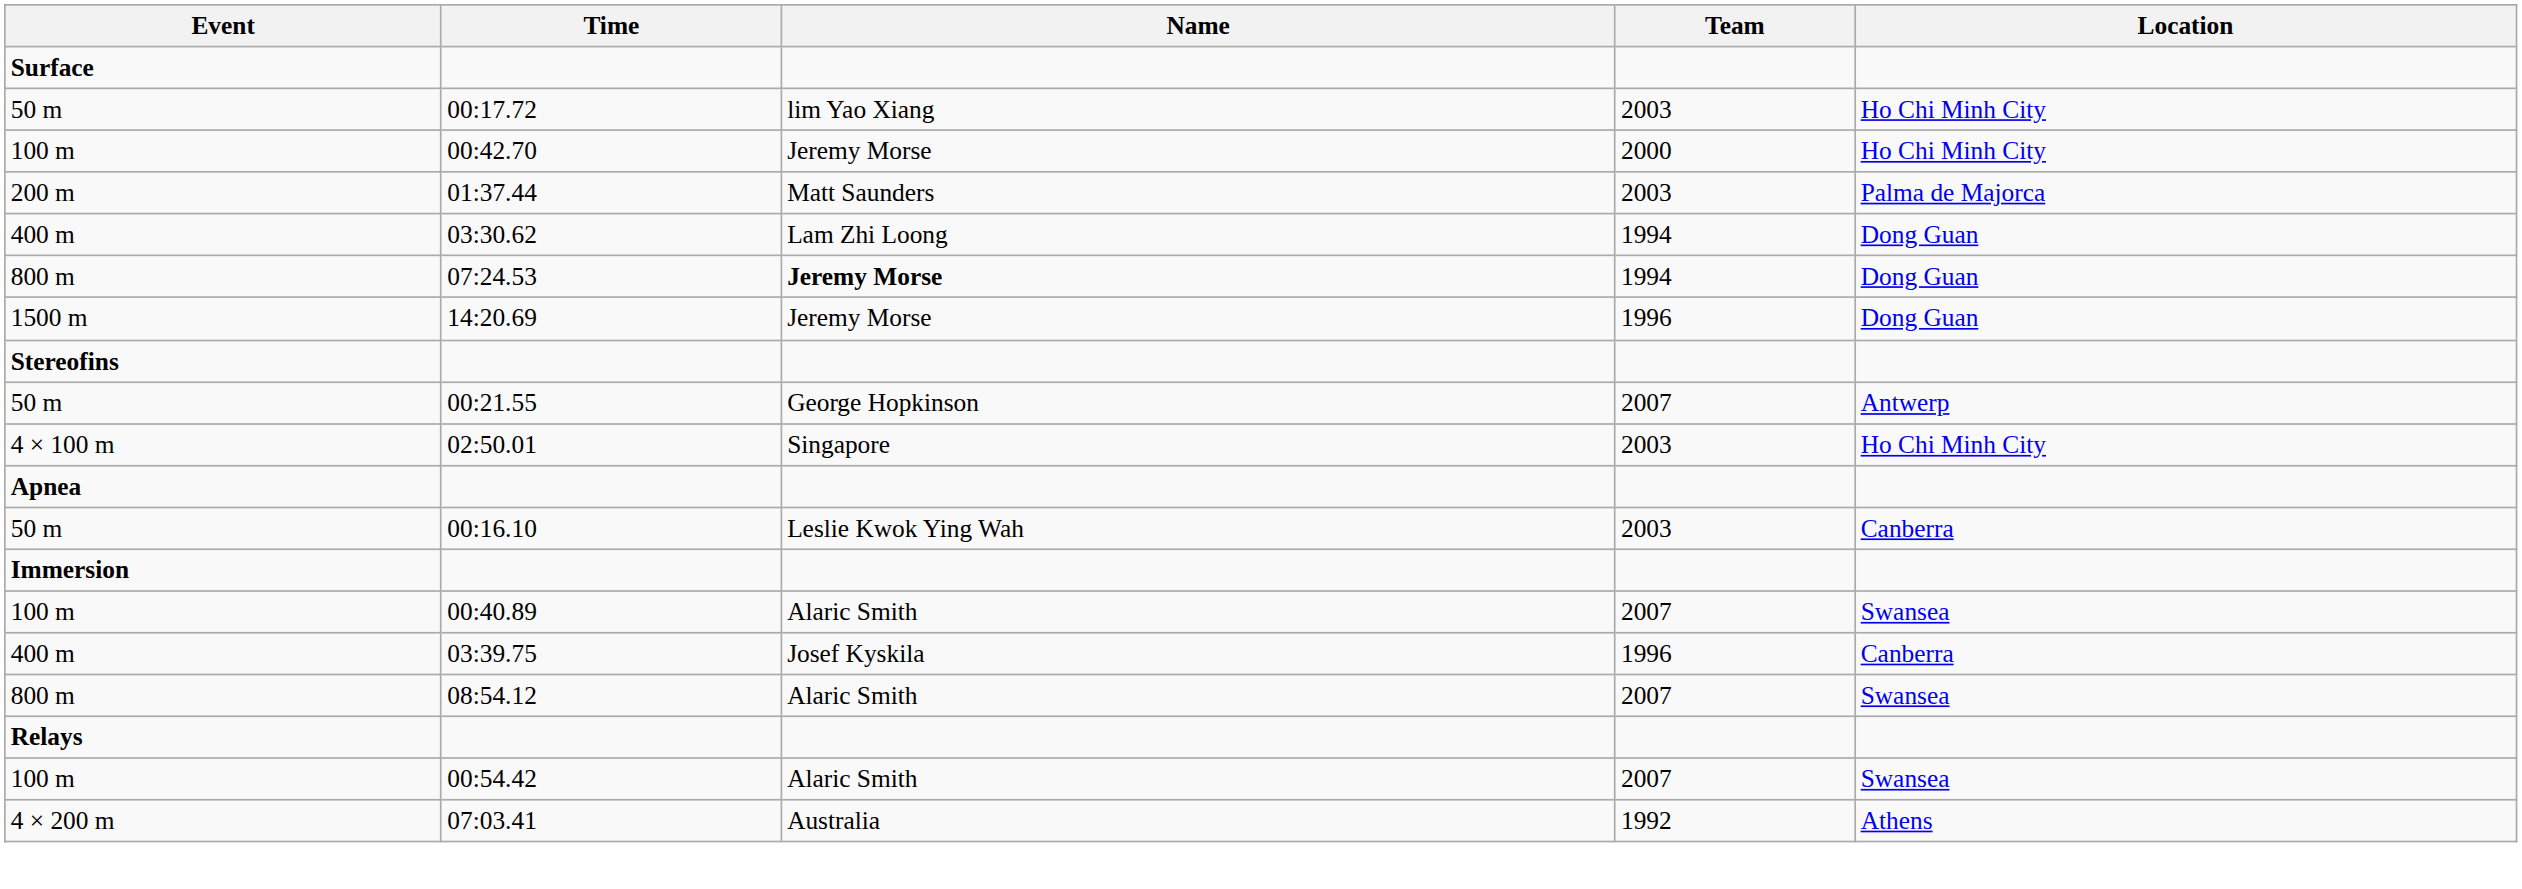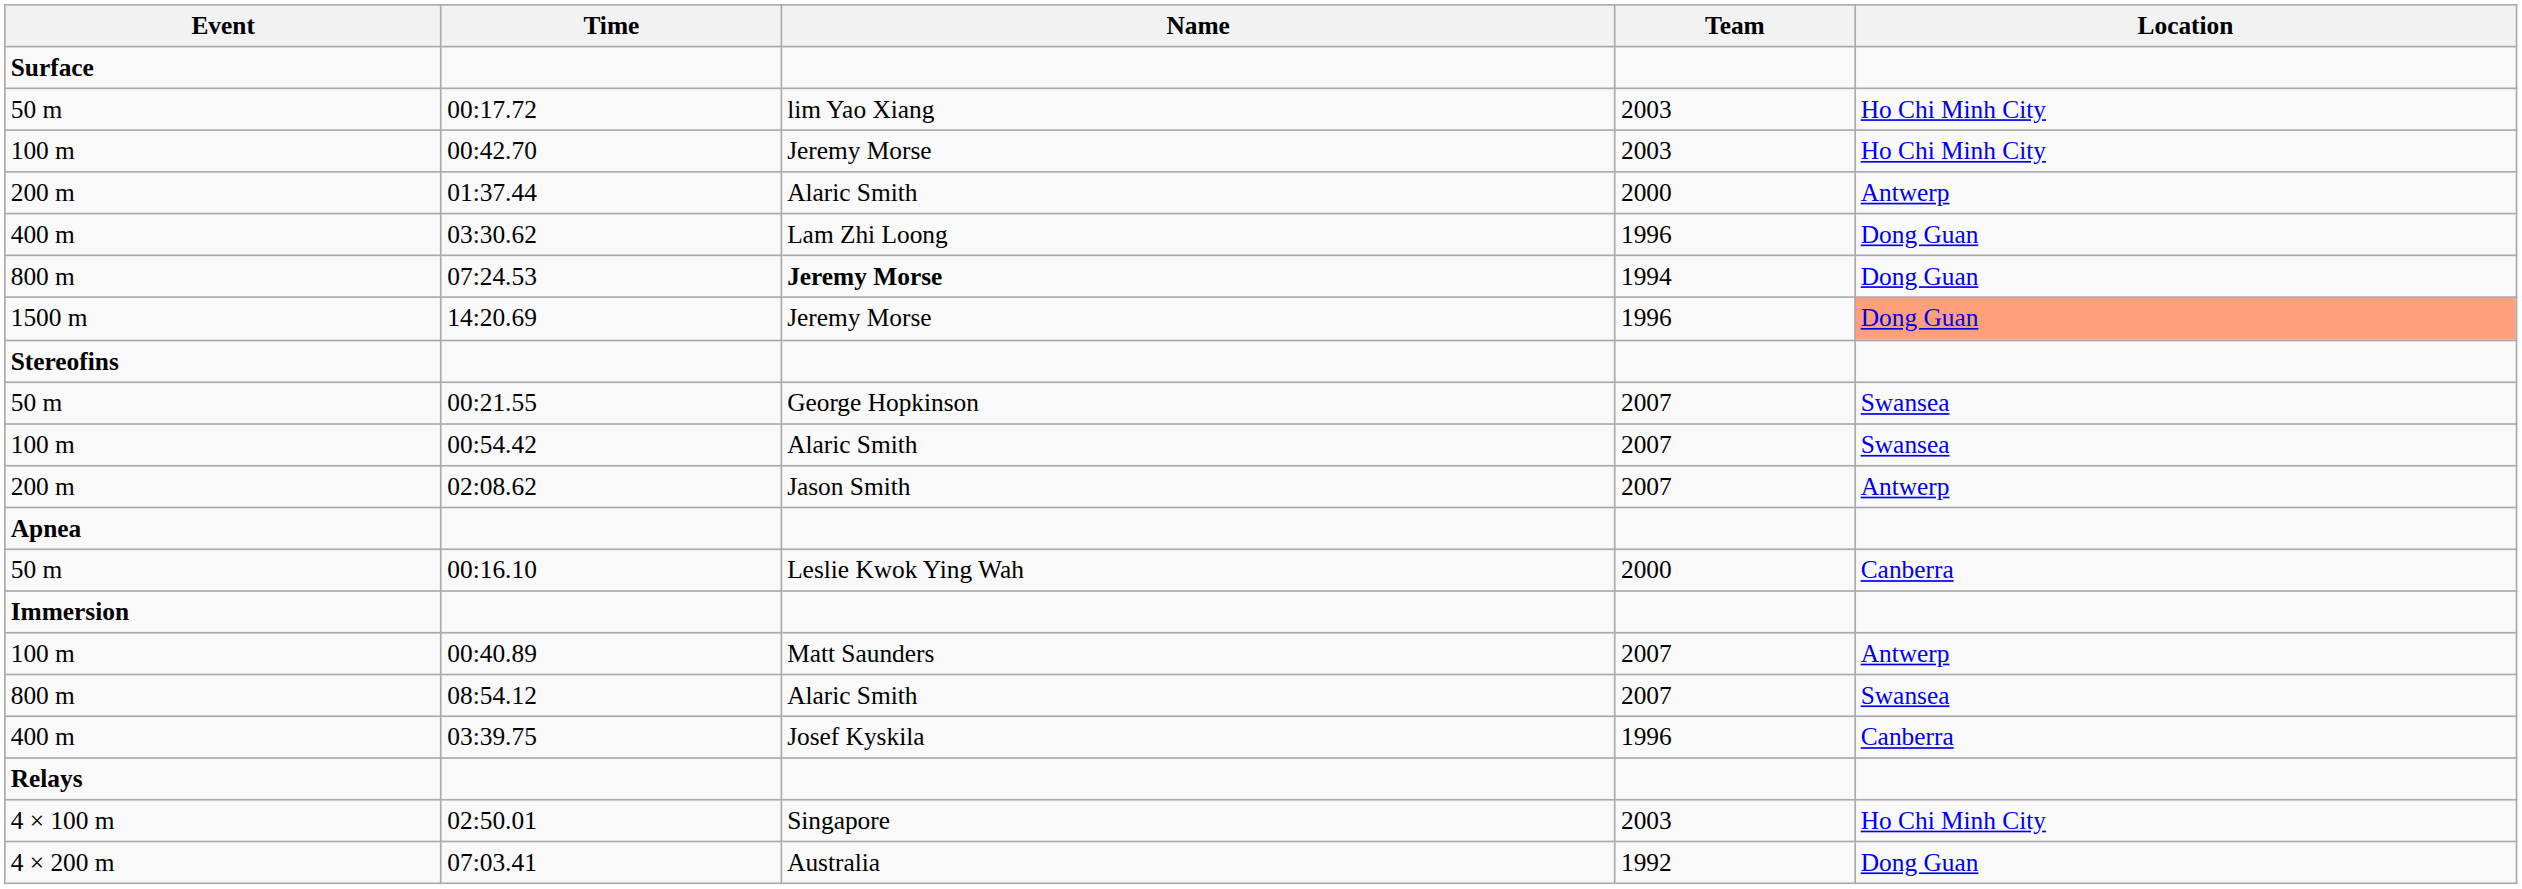(1646, 151) 2000 -> (1646, 151) 2003
(861, 193) Matt Saunders -> (852, 193) Alaric Smith
(1646, 193) 2003 -> (1646, 193) 2000
(1953, 193) Palma de Majorca -> (1905, 193) Antwerp
(1646, 234) 1994 -> (1646, 234) 1996
(1920, 318) no background -> (1920, 318) lightsalmon background
(1905, 402) Antwerp -> (1905, 402) Swansea
rows swapped: (43, 778) <-> (63, 444)
+ row: (43, 486)
(1646, 527) 2003 -> (1646, 569) 2000
(852, 611) Alaric Smith -> (861, 653) Matt Saunders
(1905, 611) Swansea -> (1905, 653) Antwerp
rows swapped: (43, 653) <-> (43, 695)
(1897, 820) Athens -> (1920, 862) Dong Guan
